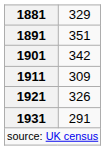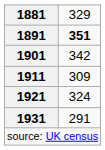(80, 35) normal -> (80, 35) bold
(80, 97) 326 -> (80, 97) 324
